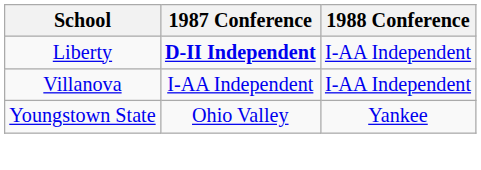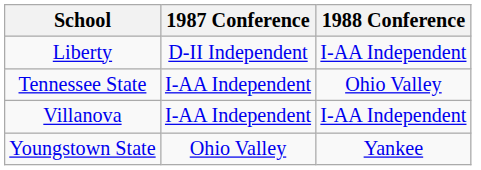(240, 52) bold -> (238, 52) normal
+ row: (82, 84)
